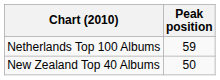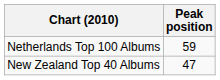(189, 65) 50 -> (189, 65) 47
